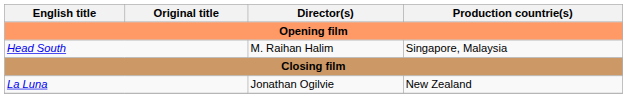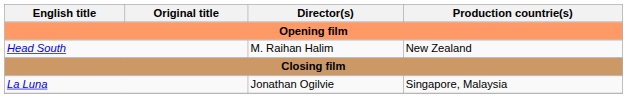(456, 48) Singapore, Malaysia -> (439, 48) New Zealand
(439, 84) New Zealand -> (456, 84) Singapore, Malaysia
